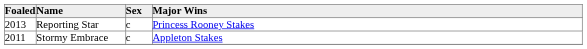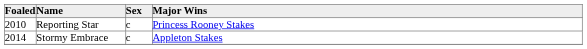(15, 24) 2013 -> (15, 24) 2010
(15, 37) 2011 -> (15, 37) 2014
